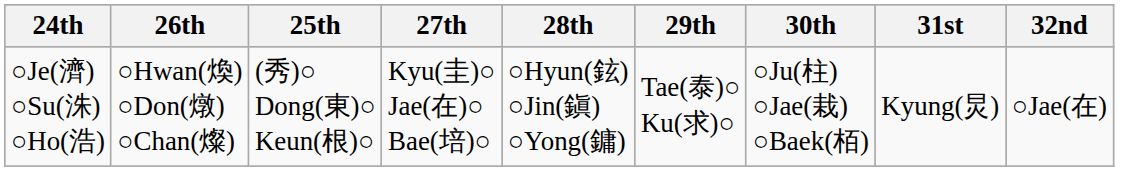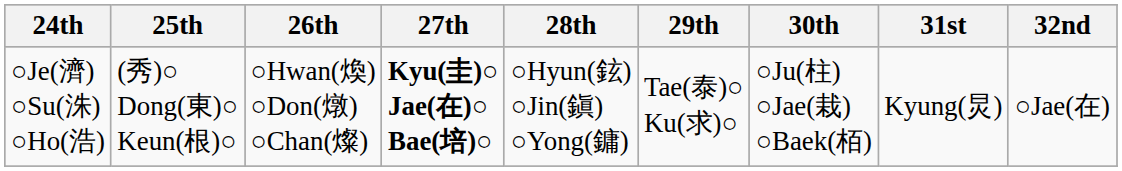columns swapped: (315, 25) <-> (180, 25)
(442, 105) normal -> (443, 105) bold
